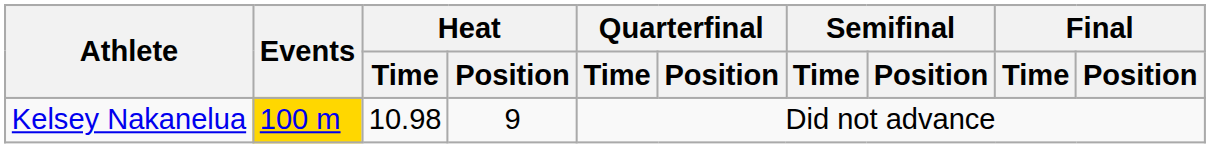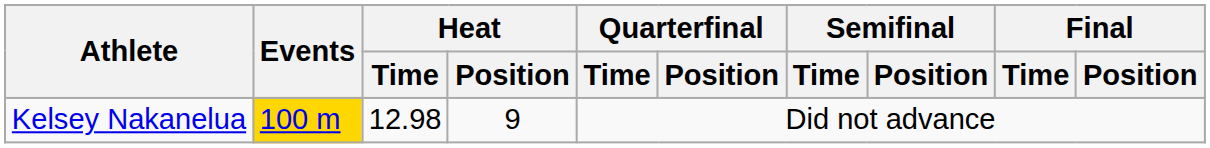(405, 120) 10.98 -> (405, 120) 12.98
